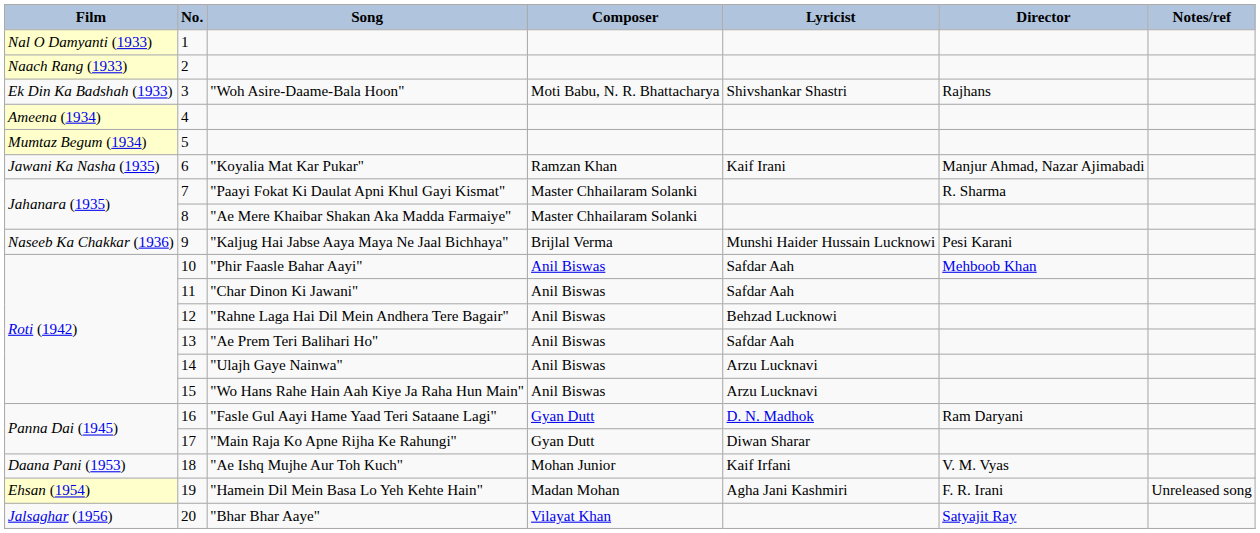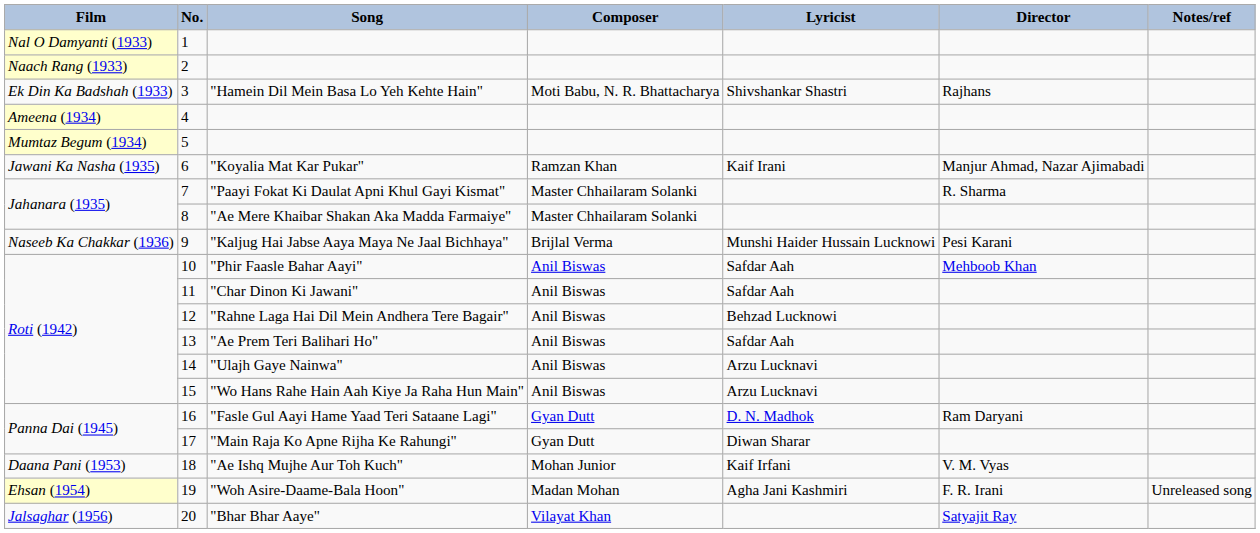(307, 92) "Woh Asire-Daame-Bala Hoon" -> (347, 92) "Hamein Dil Mein Basa Lo Yeh Kehte Hain"
(347, 491) "Hamein Dil Mein Basa Lo Yeh Kehte Hain" -> (307, 491) "Woh Asire-Daame-Bala Hoon"
